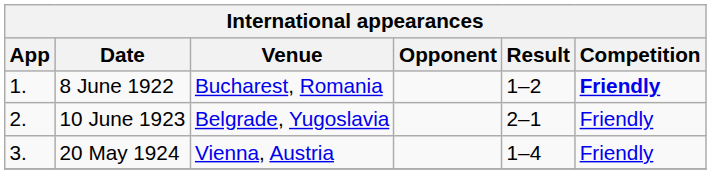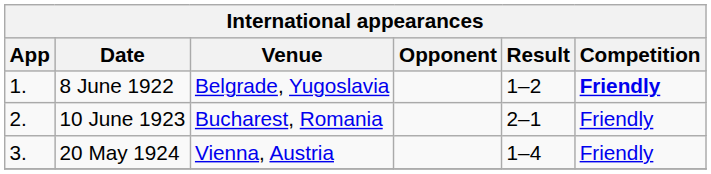(289, 87) Bucharest, Romania -> (292, 87) Belgrade, Yugoslavia
(292, 120) Belgrade, Yugoslavia -> (289, 120) Bucharest, Romania
